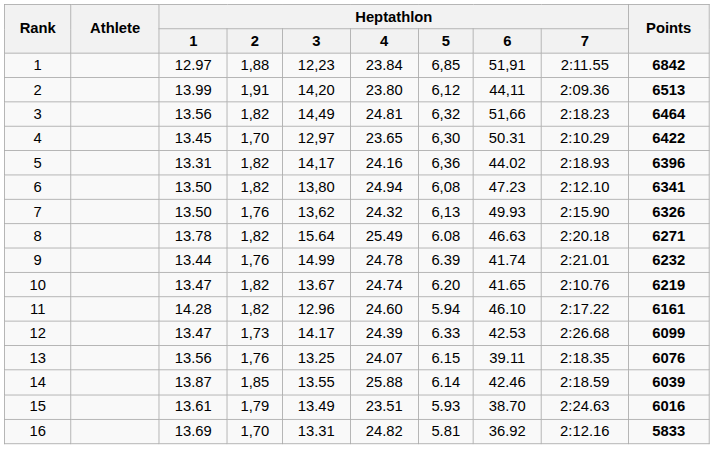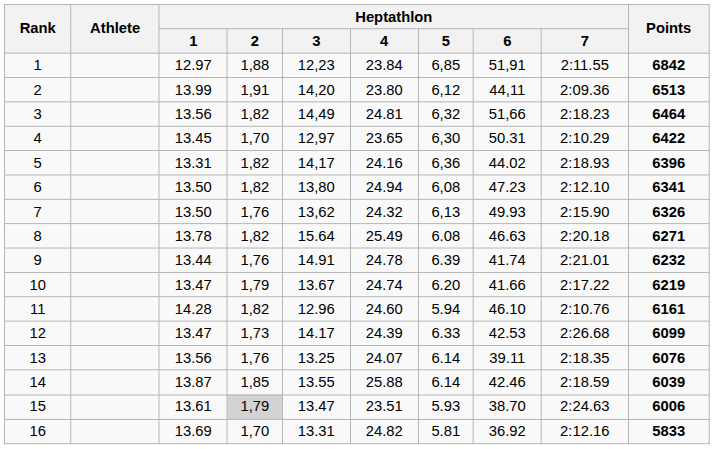(316, 260) 14.99 -> (316, 260) 14.91
(255, 284) 1,82 -> (255, 284) 1,79
(507, 284) 41.65 -> (507, 284) 41.66
(585, 284) 2:10.76 -> (585, 284) 2:17.22
(585, 308) 2:17.22 -> (585, 308) 2:10.76
(446, 357) 6.15 -> (446, 357) 6.14
(255, 406) no background -> (255, 406) lightgrey background
(316, 406) 13.49 -> (316, 406) 13.47
(669, 406) 6016 -> (669, 406) 6006
